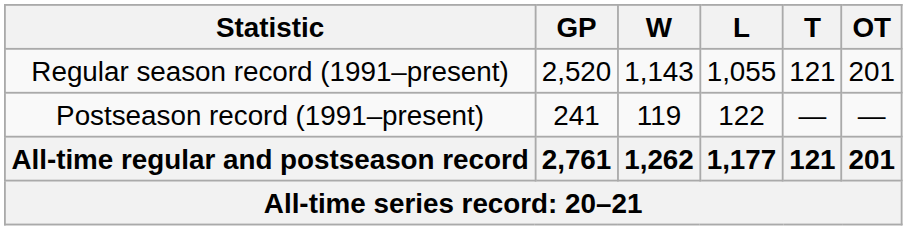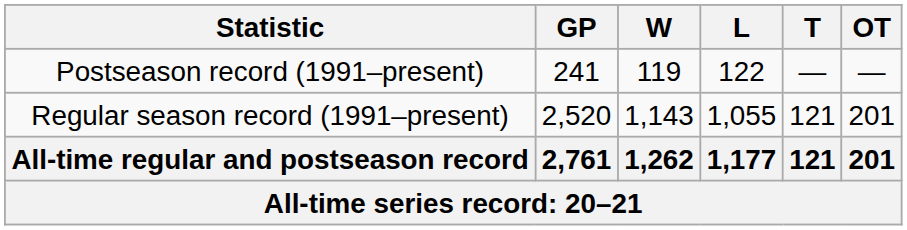rows swapped: (270, 71) <-> (270, 115)
